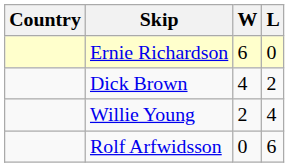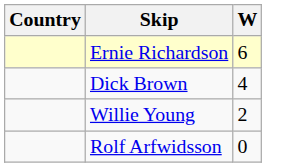- column: (273, 20)
